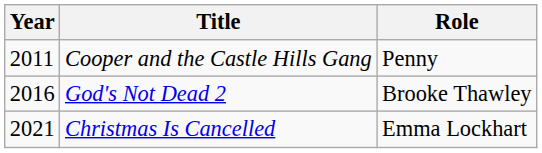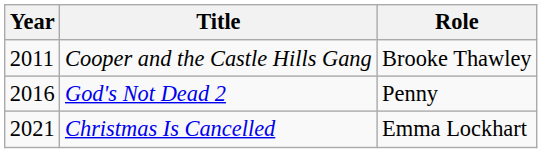(410, 57) Penny -> (457, 57) Brooke Thawley
(457, 93) Brooke Thawley -> (410, 93) Penny
